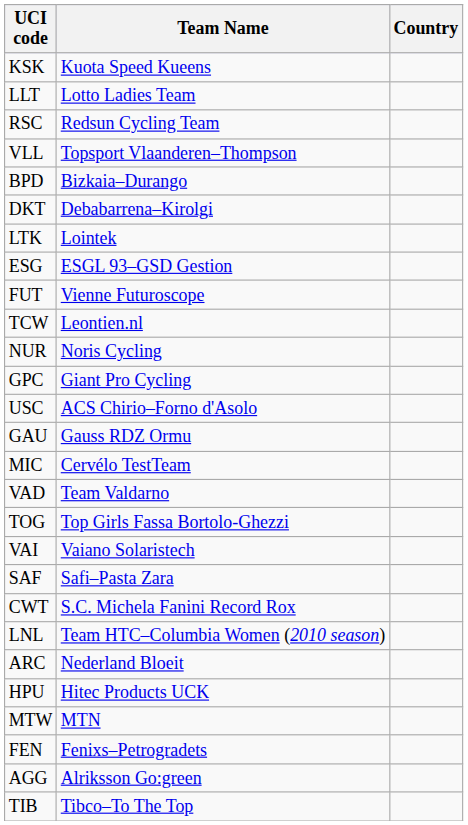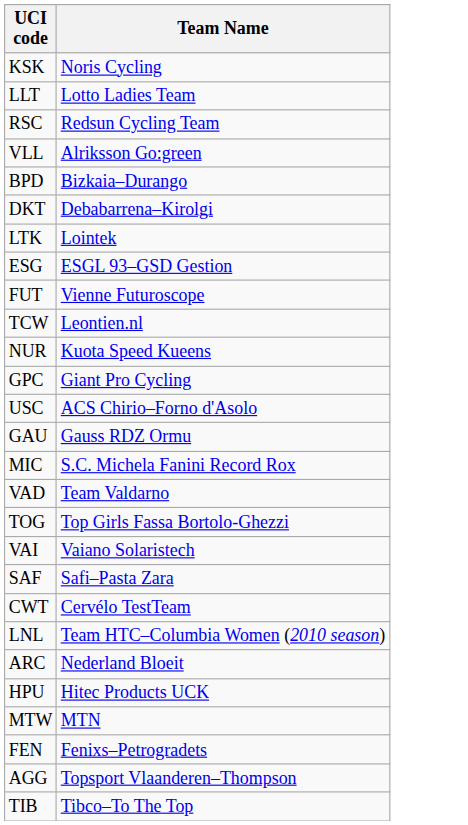- column: (426, 28)
(136, 67) Kuota Speed Kueens -> (111, 67) Noris Cycling
(179, 152) Topsport Vlaanderen–Thompson -> (131, 152) Alriksson Go:green
(111, 351) Noris Cycling -> (136, 351) Kuota Speed Kueens
(126, 465) Cervélo TestTeam -> (178, 465) S.C. Michela Fanini Record Rox
(178, 607) S.C. Michela Fanini Record Rox -> (126, 607) Cervélo TestTeam
(131, 777) Alriksson Go:green -> (179, 777) Topsport Vlaanderen–Thompson
